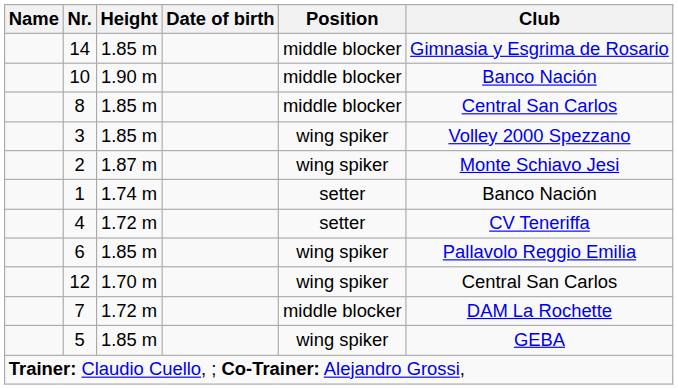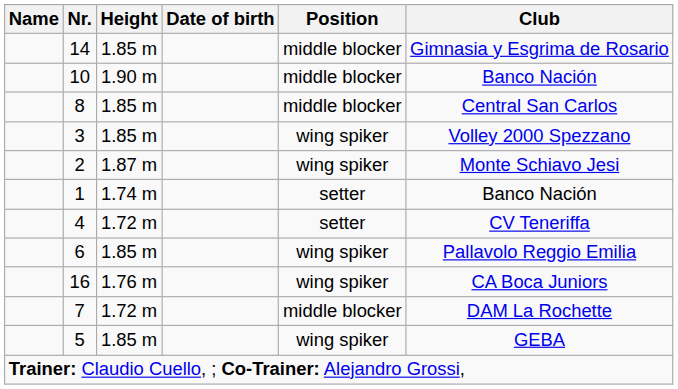+ row: (80, 281)
- row: (80, 281)
